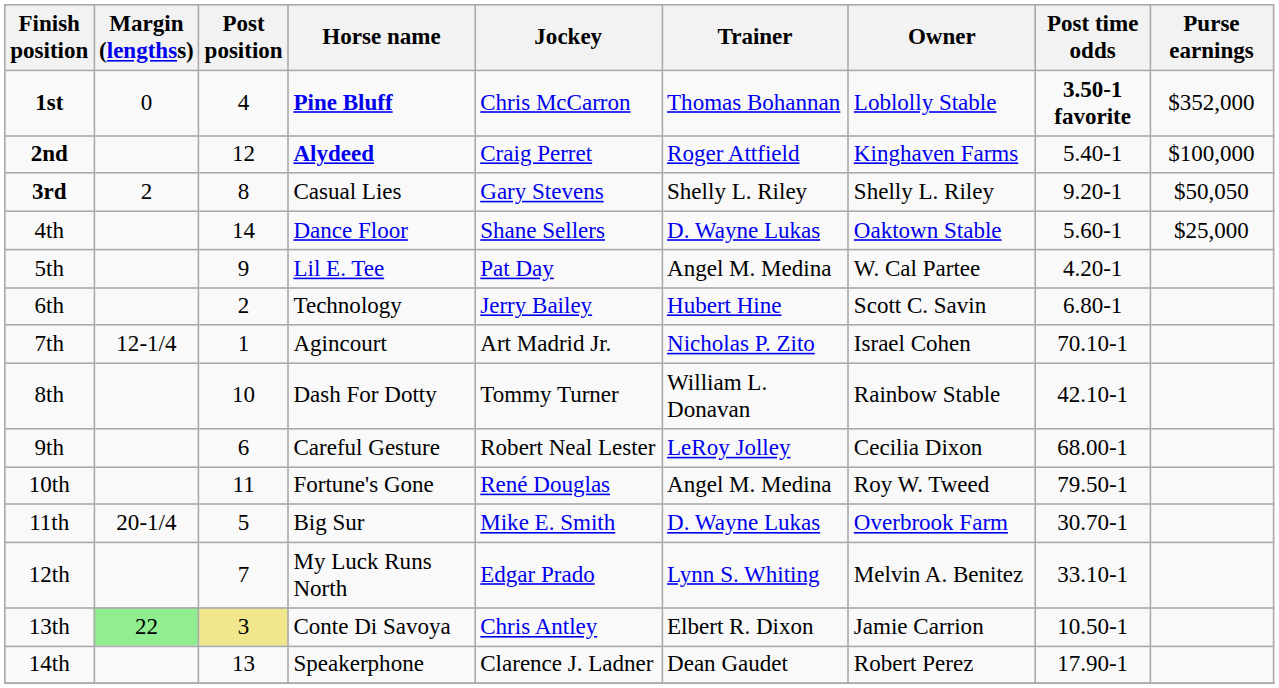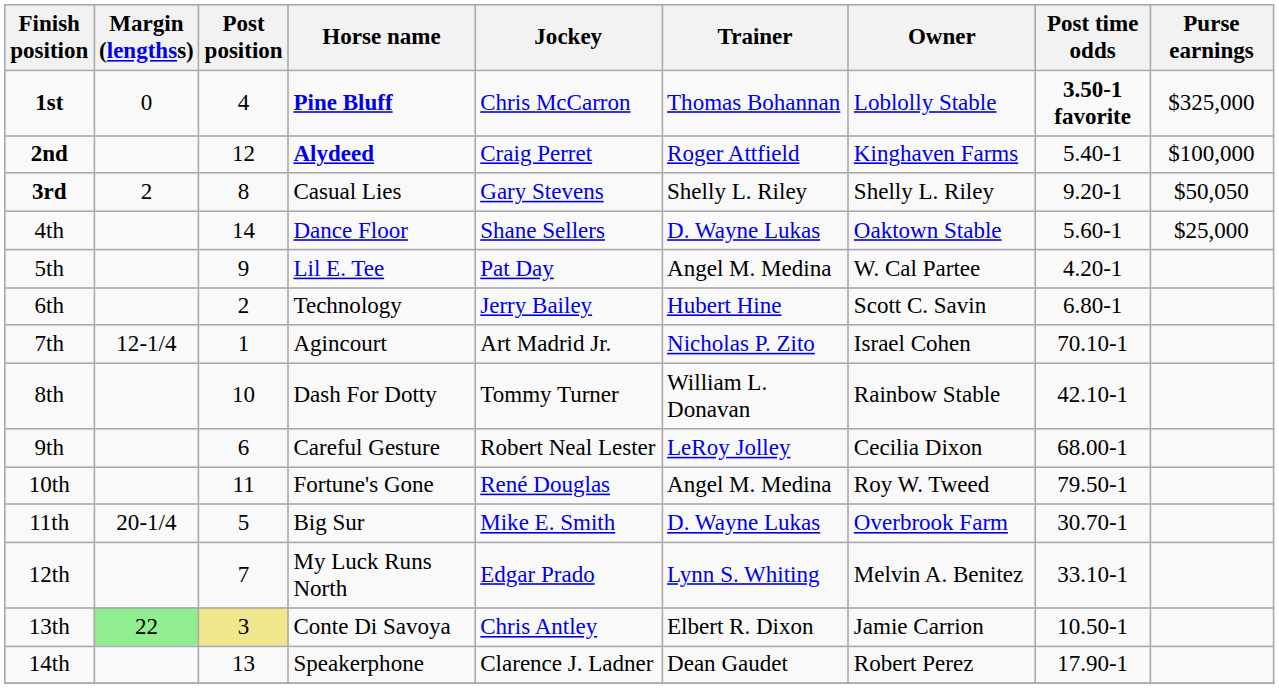(1211, 102) $352,000 -> (1211, 102) $325,000
